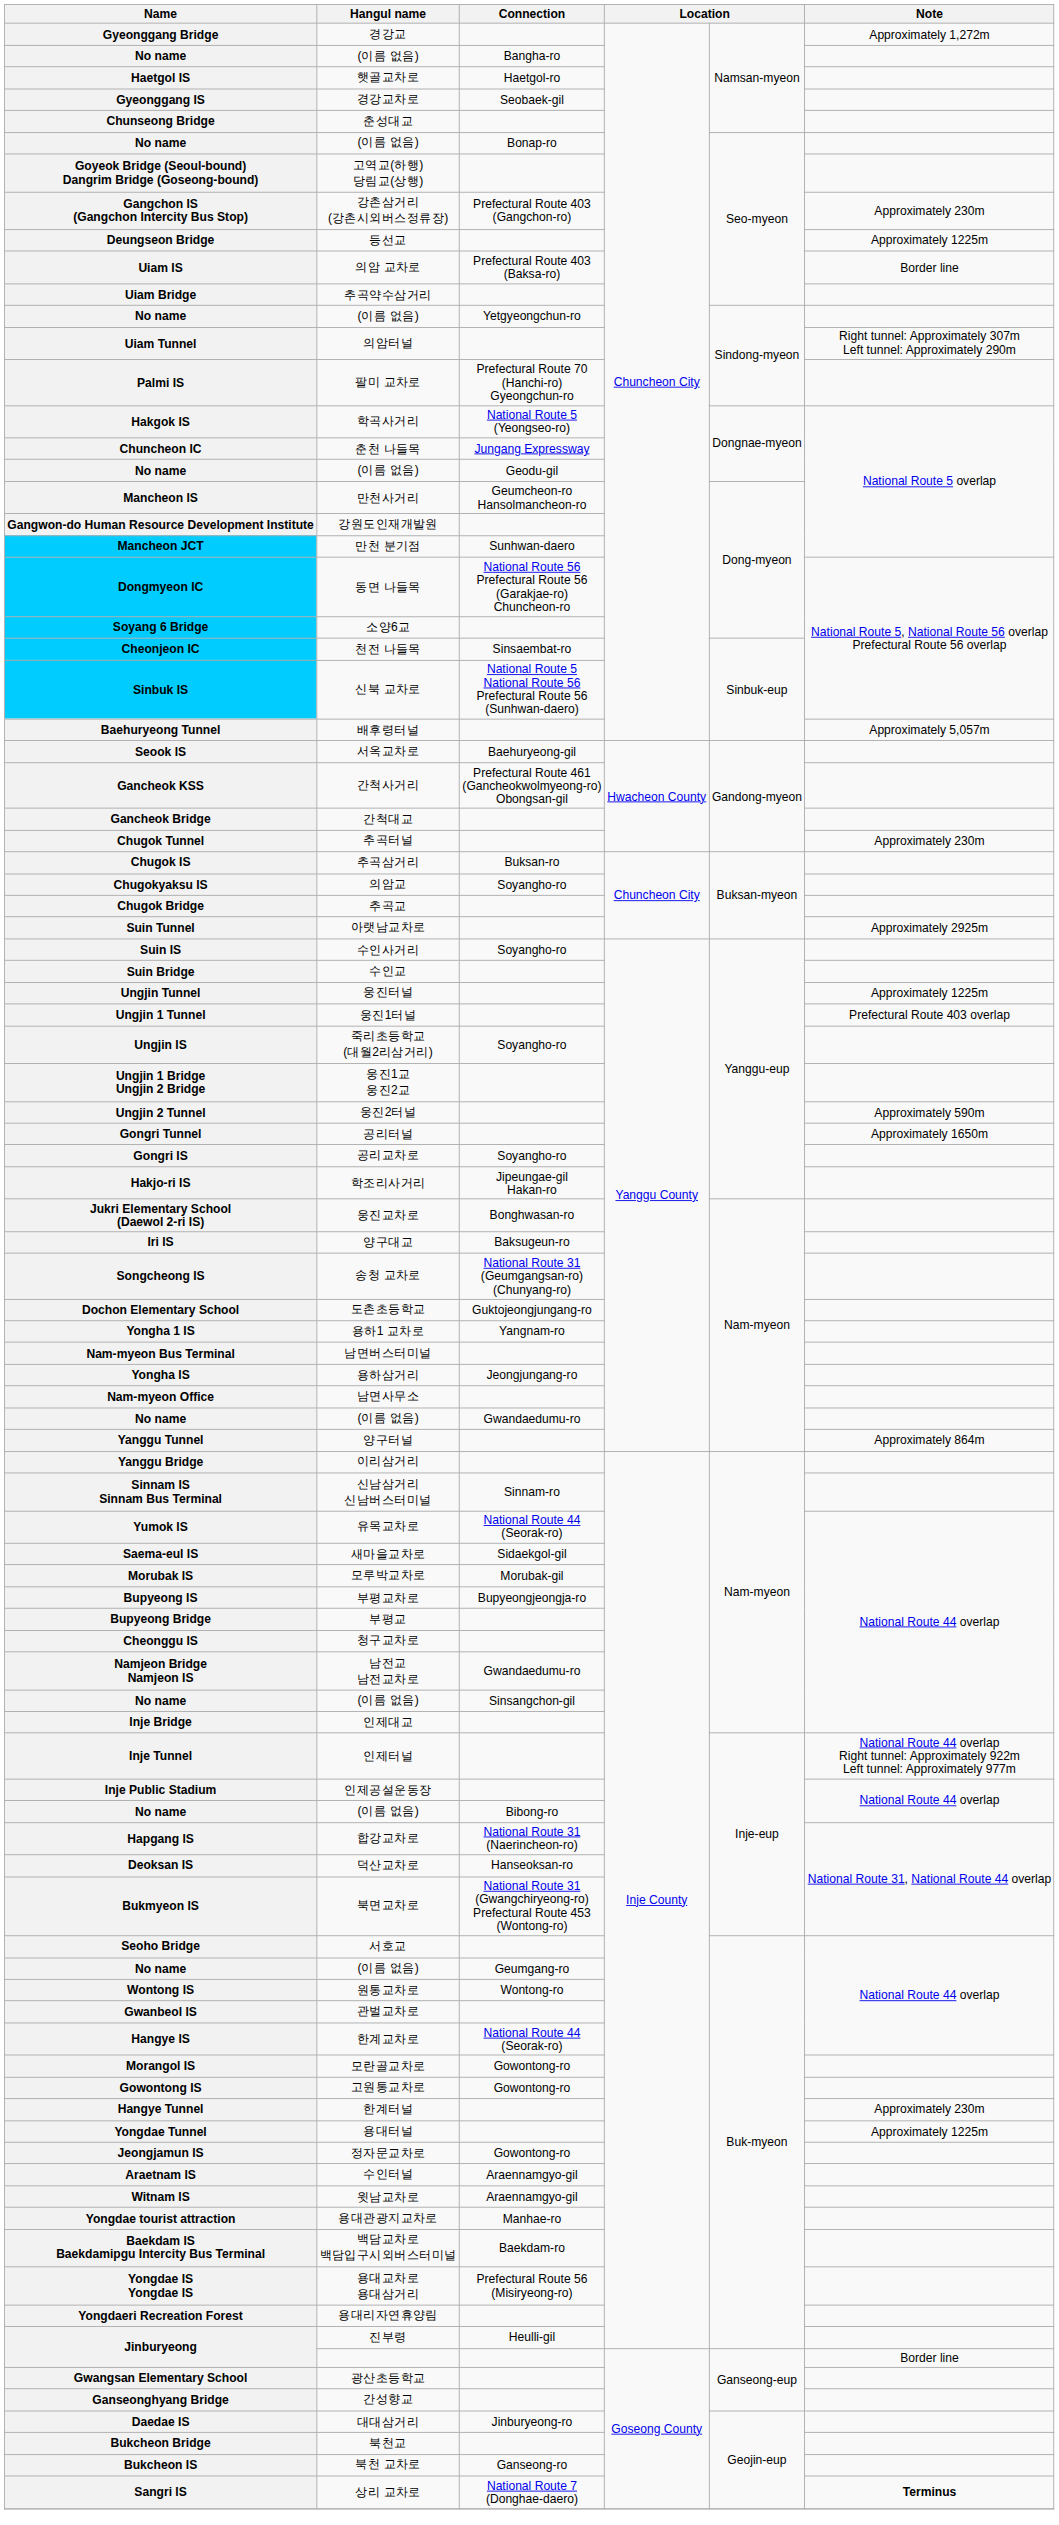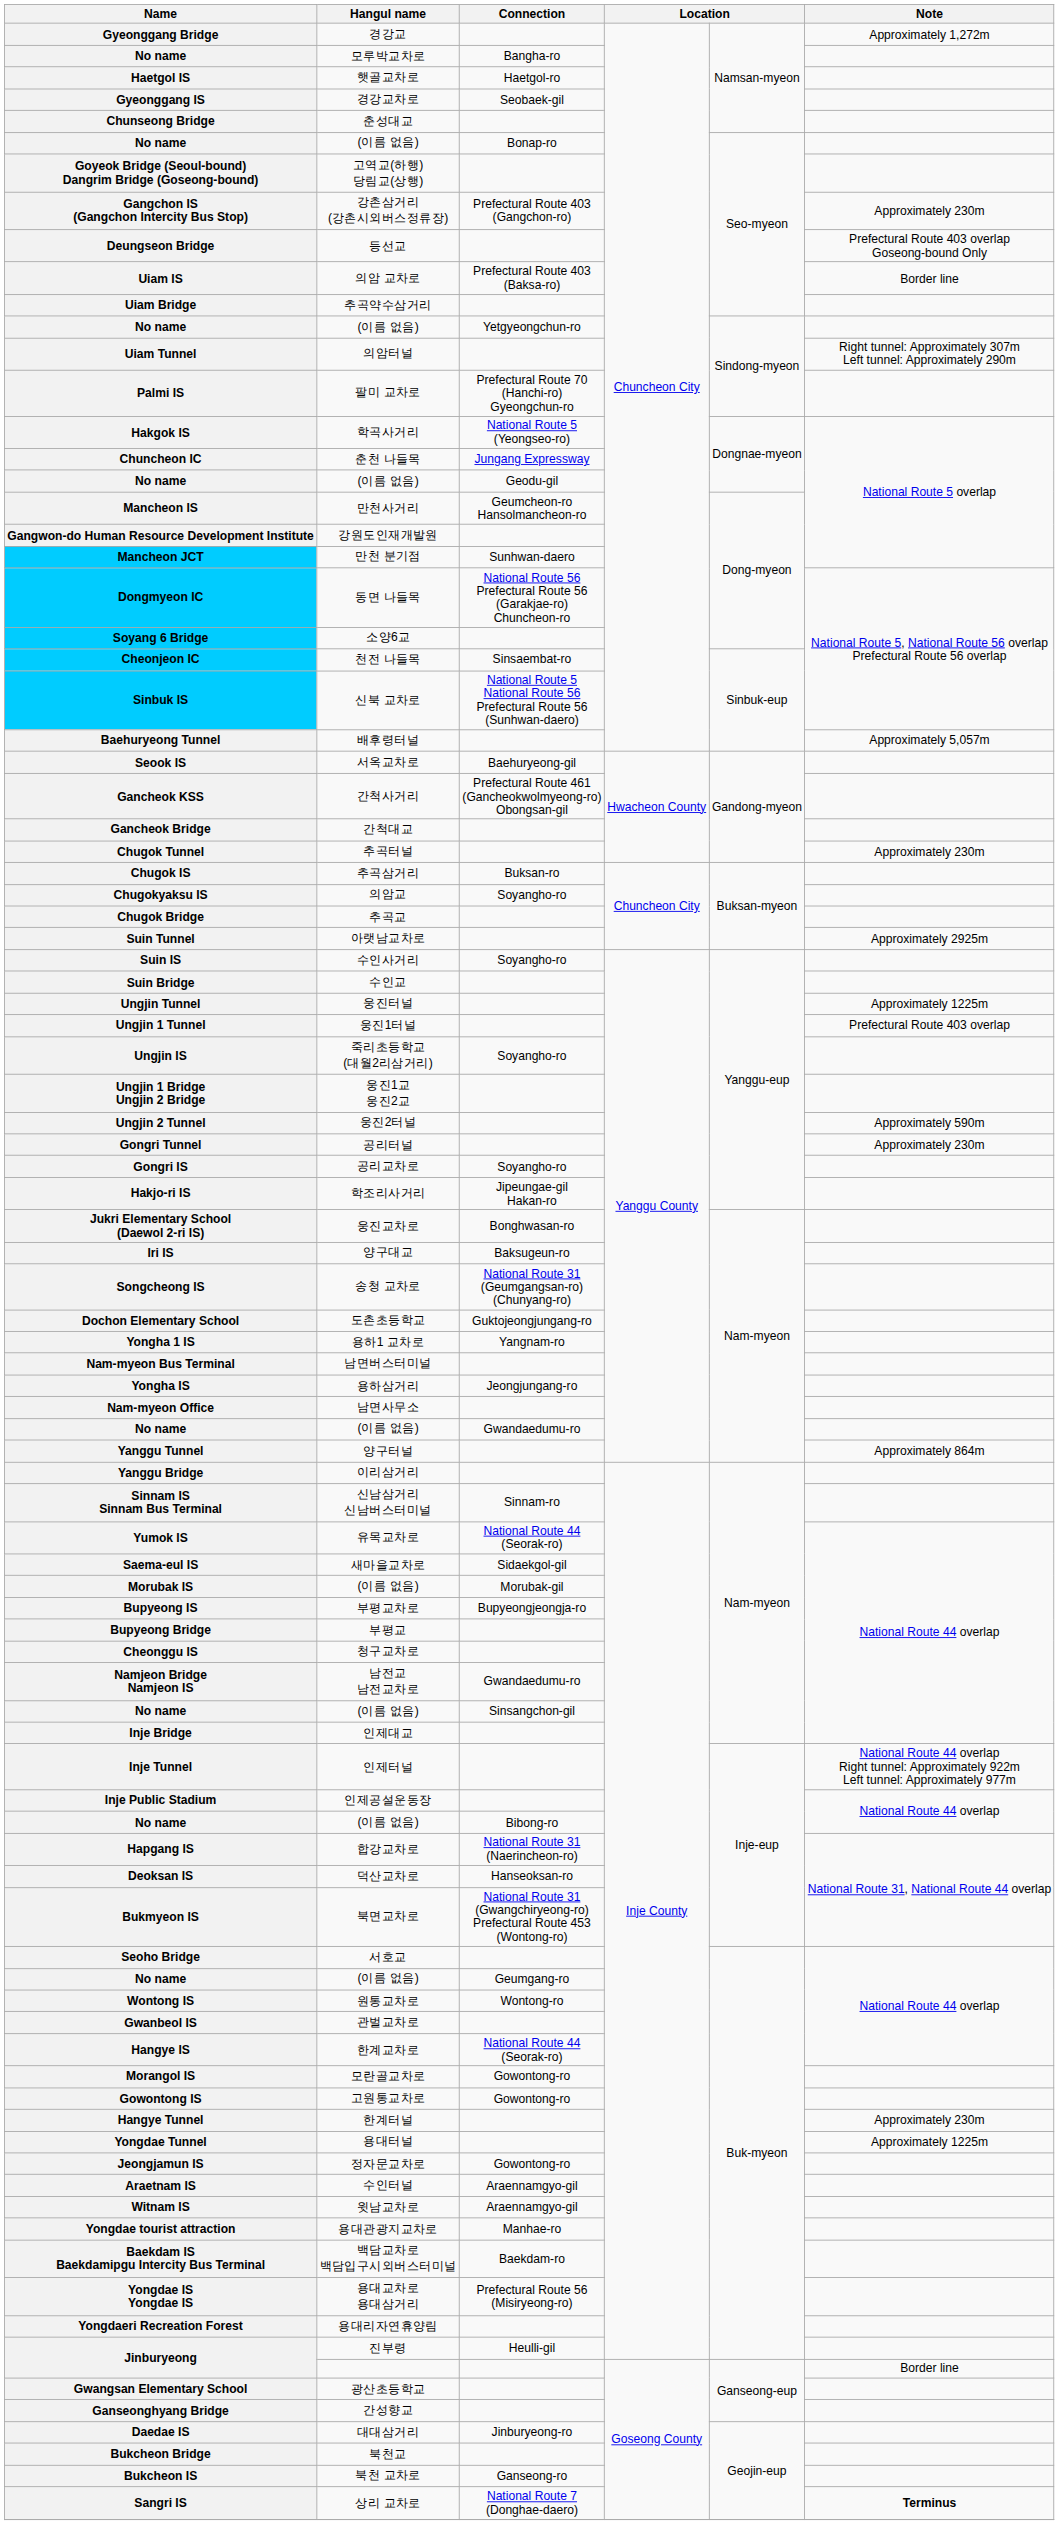(388, 55) (이름 없음) -> (388, 55) 모루박교차로
(929, 240) Approximately 1225m -> (929, 245) Prefectural Route 403 overlap Goseong-bound Only
(929, 1134) Approximately 1650m -> (929, 1144) Approximately 230m
(388, 1575) 모루박교차로 -> (388, 1586) (이름 없음)
